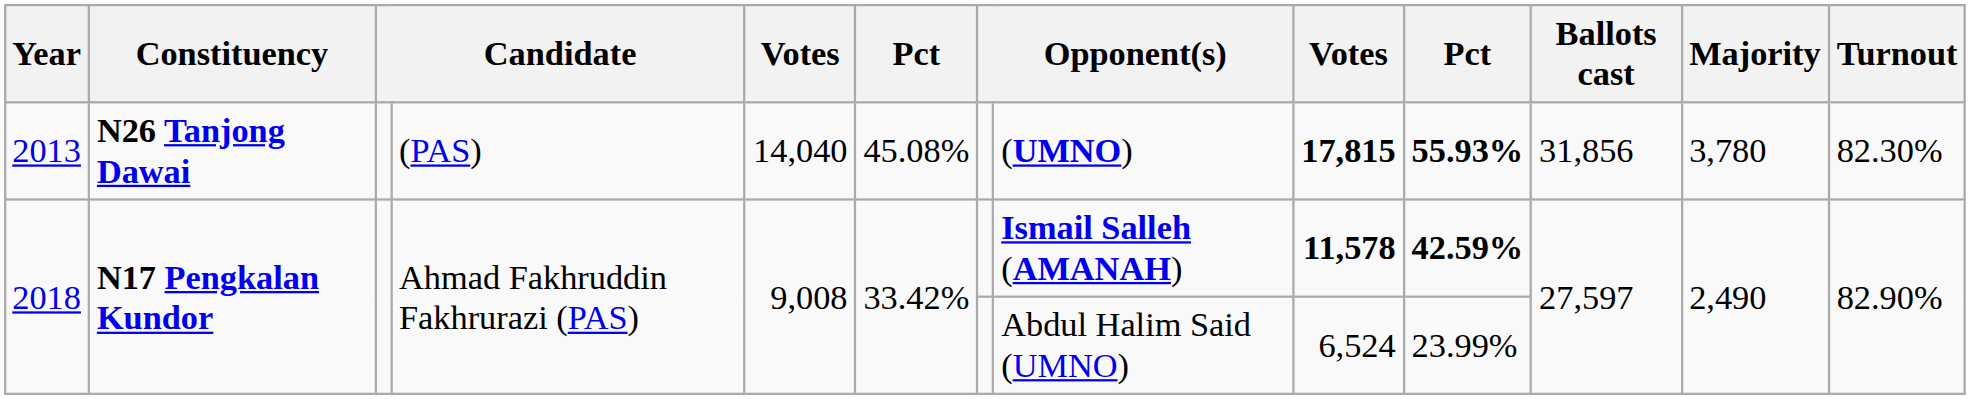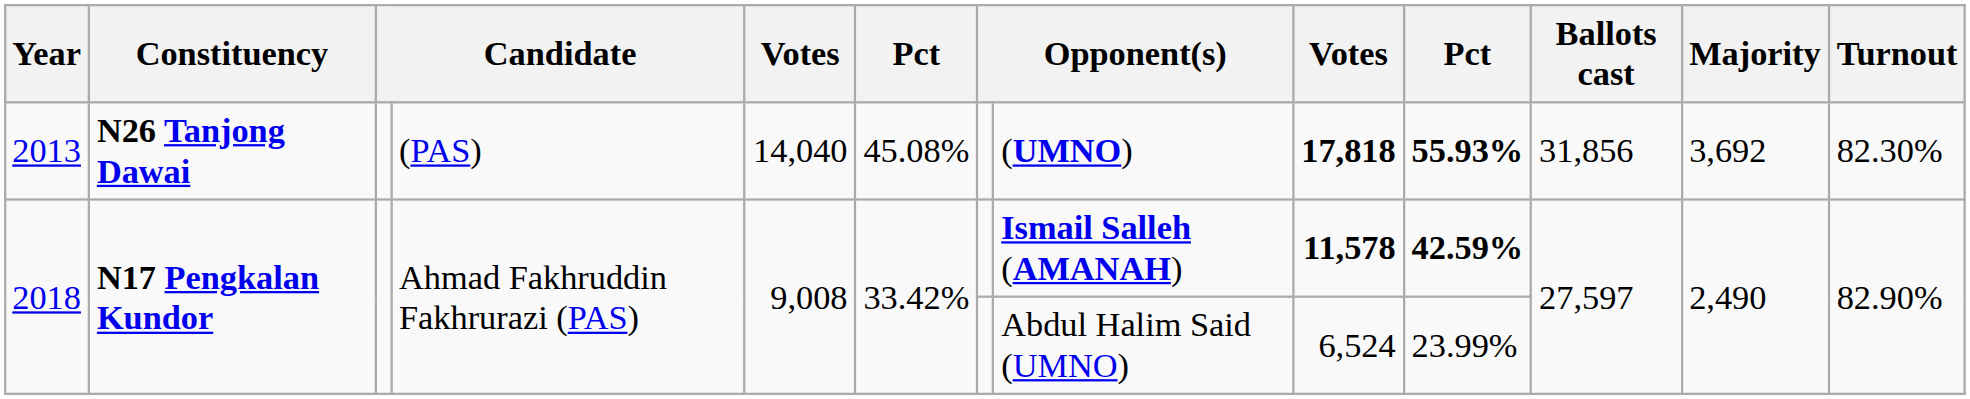(1348, 150) 17,815 -> (1348, 150) 17,818
(1728, 150) 3,780 -> (1728, 150) 3,692
